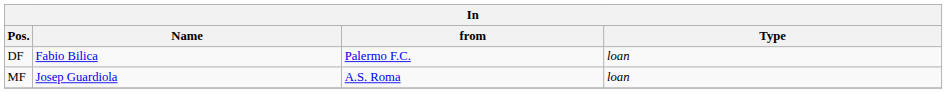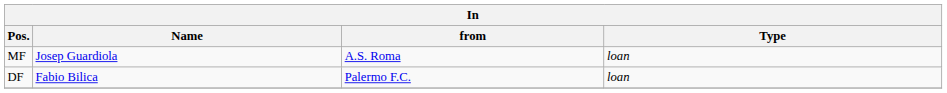rows swapped: (17, 78) <-> (16, 57)
